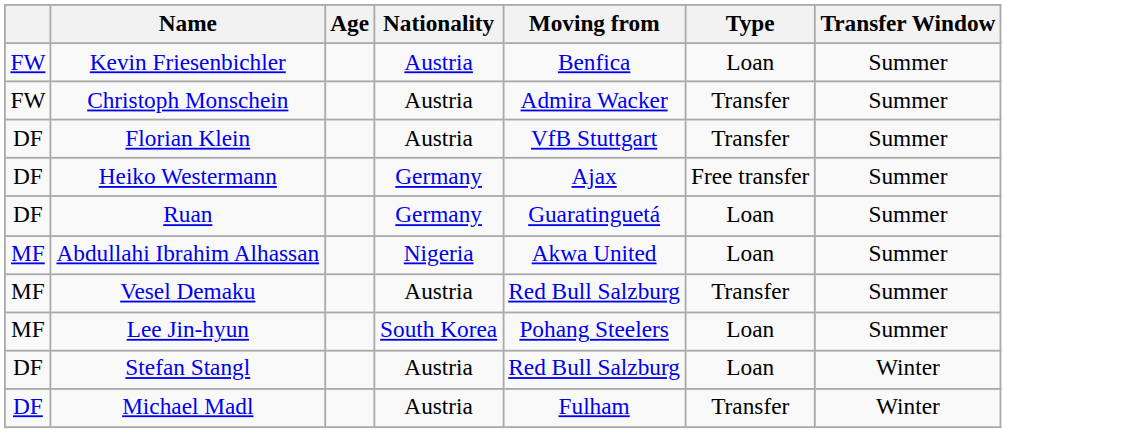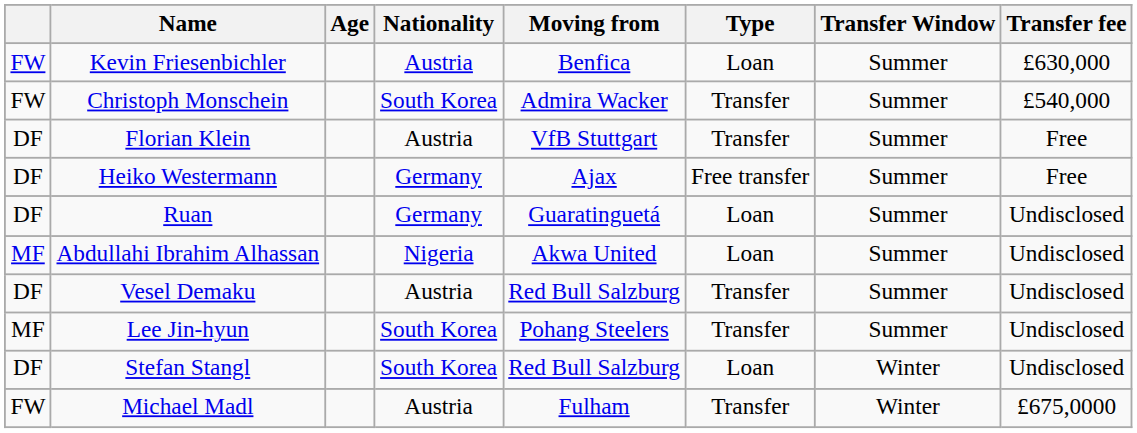+ column: (1067, 23)
(439, 100) Austria -> (439, 100) South Korea
(28, 292) MF -> (28, 292) DF
(750, 330) Loan -> (750, 330) Transfer
(439, 369) Austria -> (439, 369) South Korea
(28, 407) DF -> (28, 407) FW
